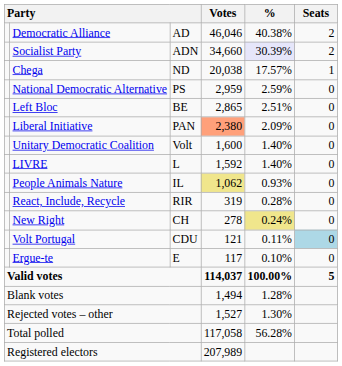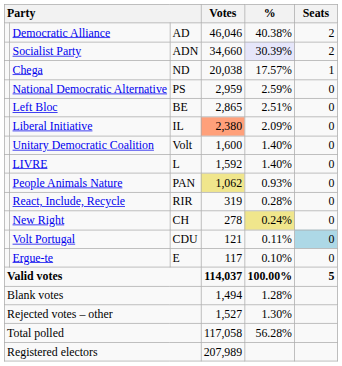(184, 126) PAN -> (178, 126) IL
(178, 182) IL -> (184, 182) PAN
